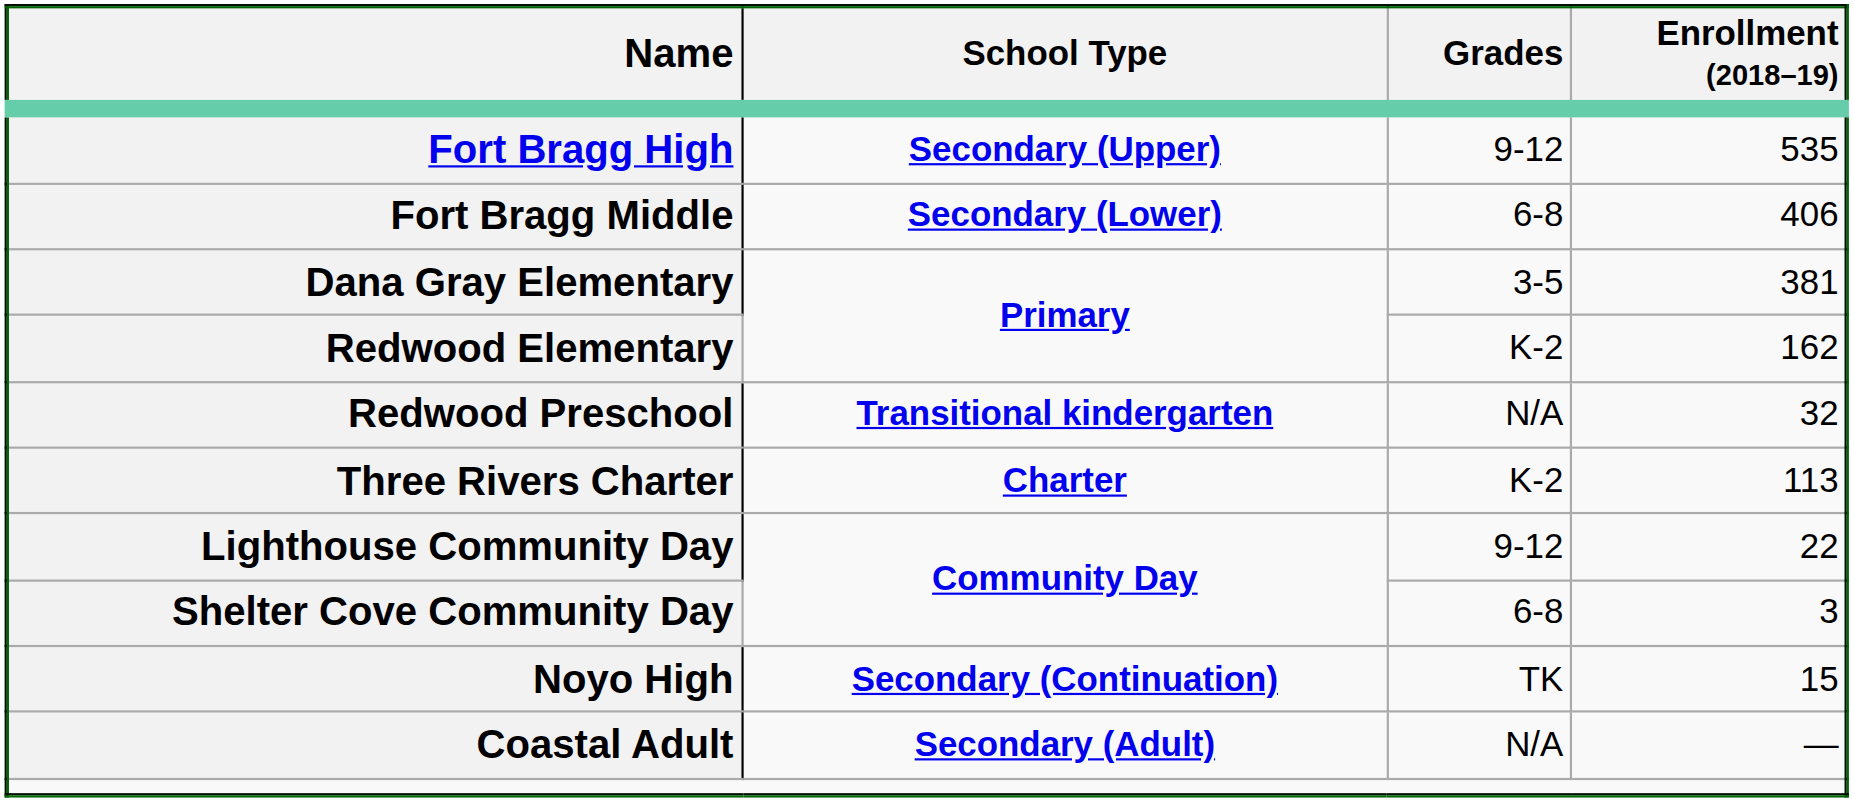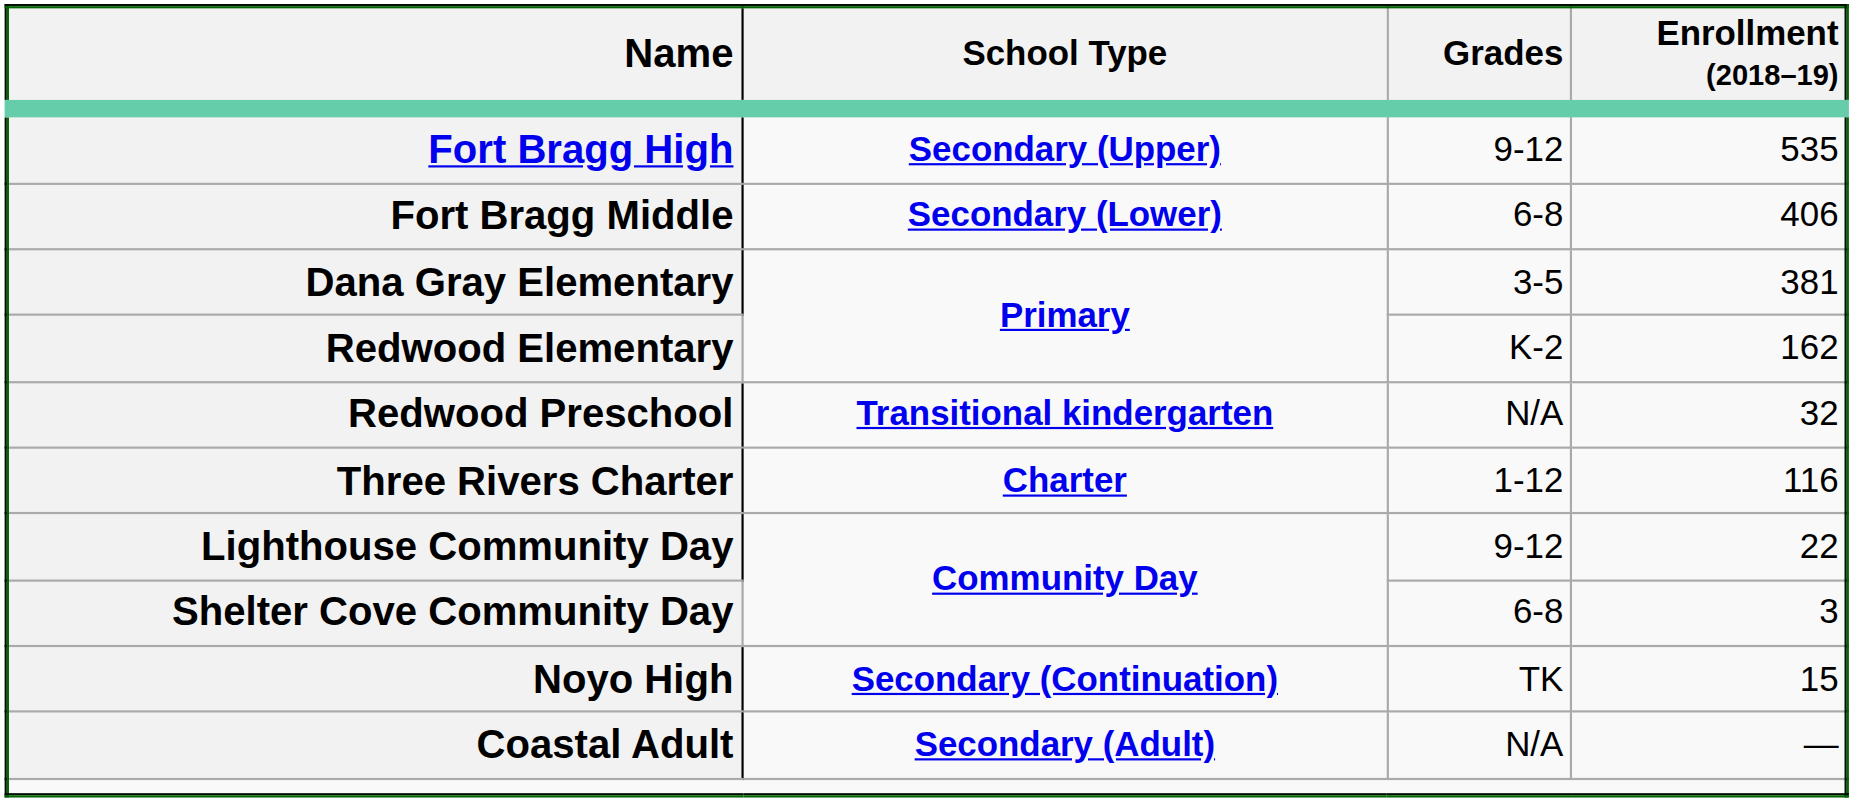(1536, 480) K-2 -> (1528, 480) 1-12
(1811, 480) 113 -> (1811, 480) 116
